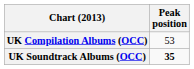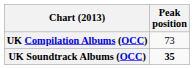(170, 40) 53 -> (170, 40) 73
